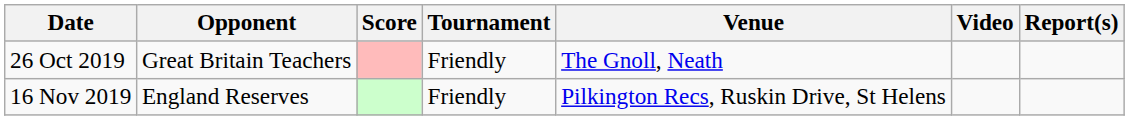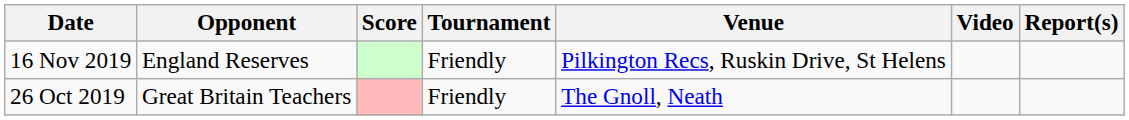rows swapped: (67, 59) <-> (71, 96)
